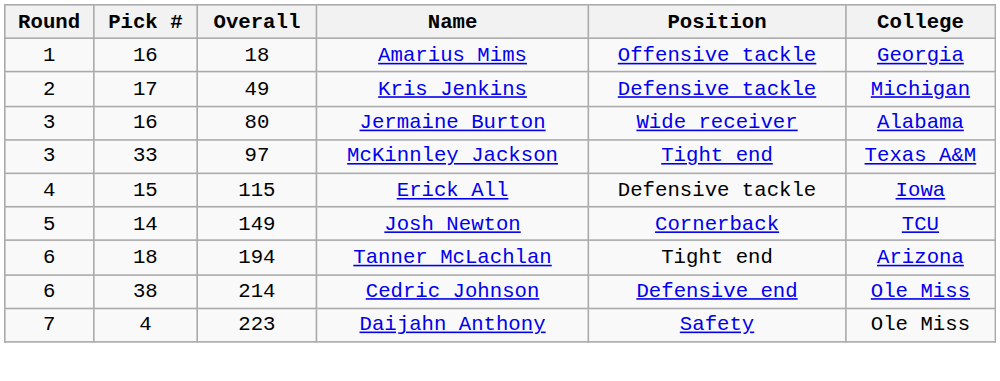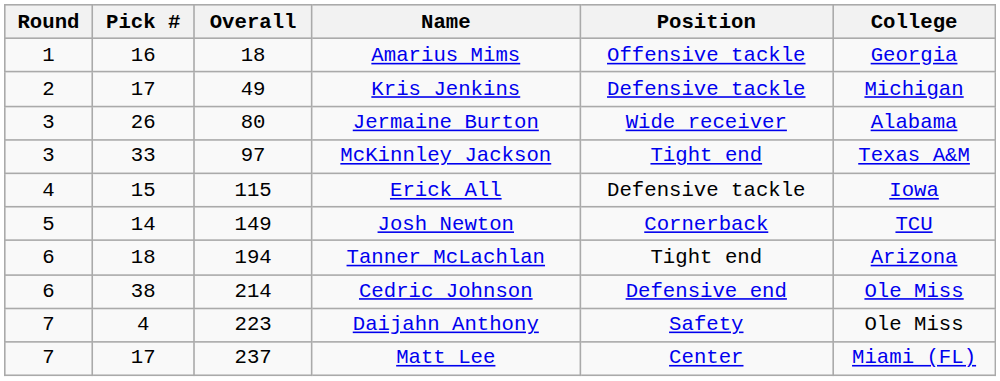(145, 123) 16 -> (143, 123) 26
+ row: (446, 359)
